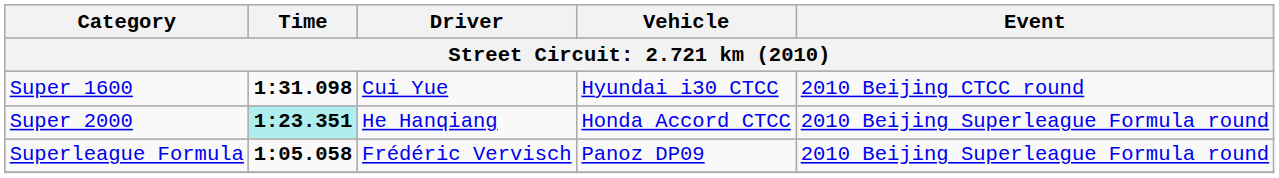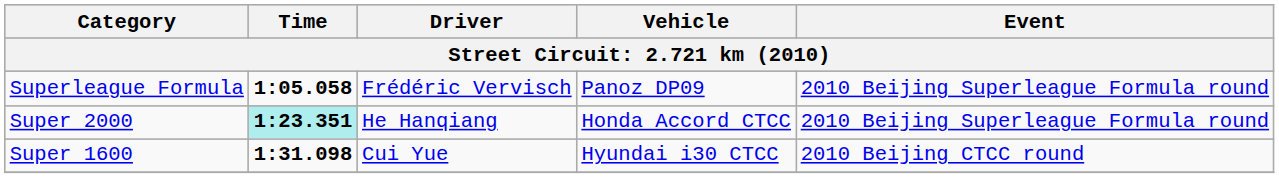rows swapped: (127, 155) <-> (71, 88)
